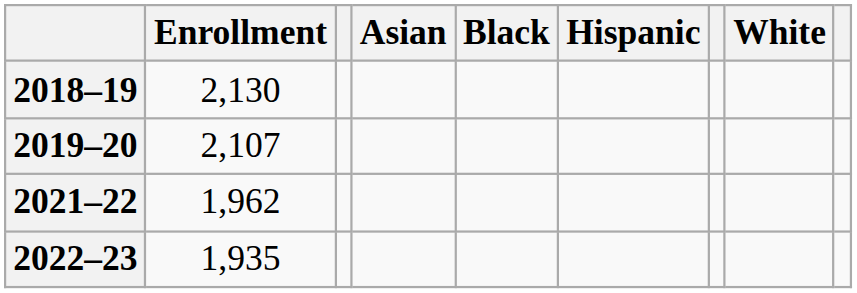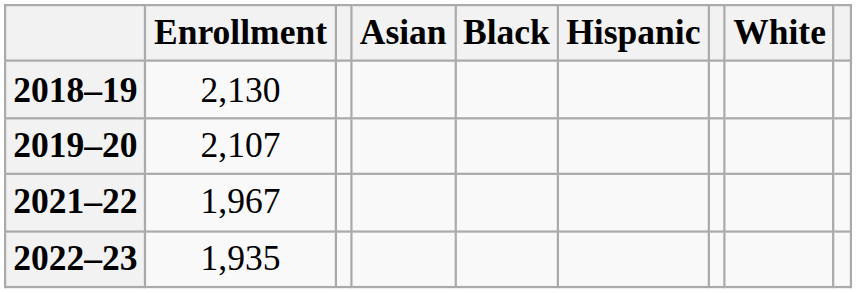(240, 201) 1,962 -> (240, 201) 1,967
